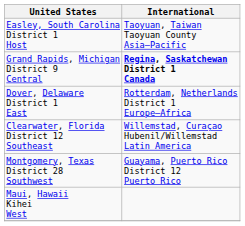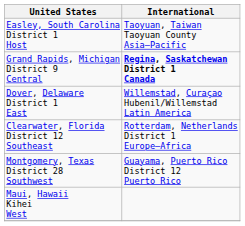(181, 103) Rotterdam, Netherlands District 1 Europe–Africa -> (173, 103) Willemstad, Curaçao Hubenil/Willemstad Latin America
(173, 137) Willemstad, Curaçao Hubenil/Willemstad Latin America -> (181, 137) Rotterdam, Netherlands District 1 Europe–Africa
